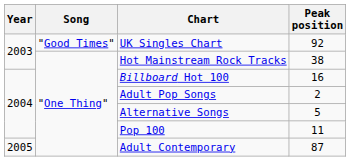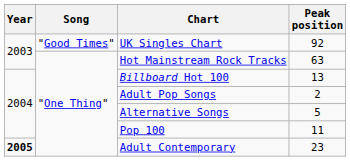(317, 60) 38 -> (317, 60) 63
(317, 78) 16 -> (317, 78) 13
(20, 147) normal -> (20, 147) bold
(317, 147) 87 -> (317, 147) 23
